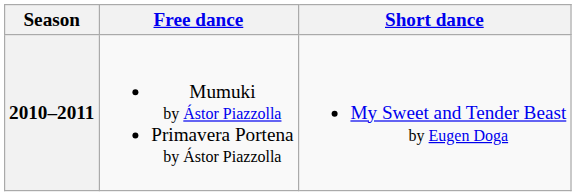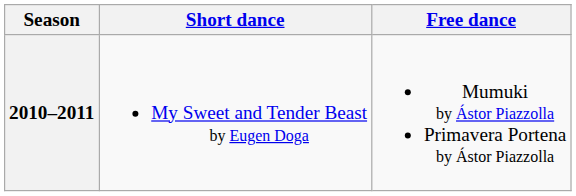columns swapped: (434, 19) <-> (198, 19)
